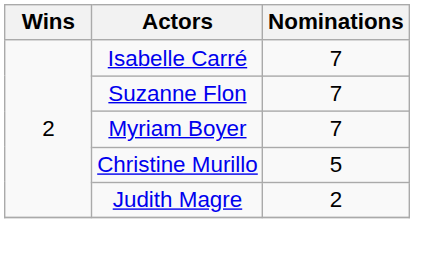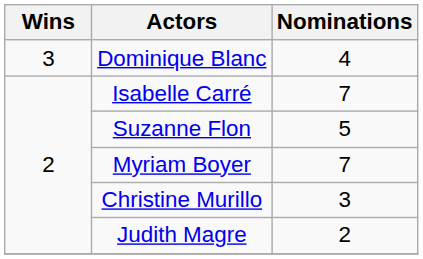+ row: (182, 57)
(336, 93) 7 -> (345, 128) 5
(336, 164) 5 -> (345, 199) 3
